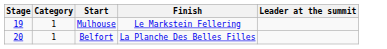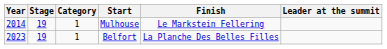+ column: (16, 11)
(18, 37) 20 -> (42, 37) 19
